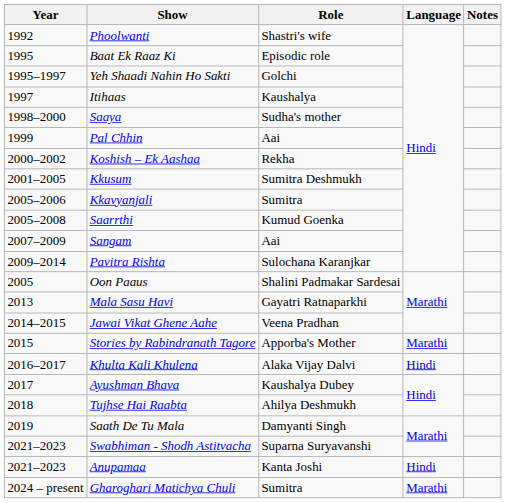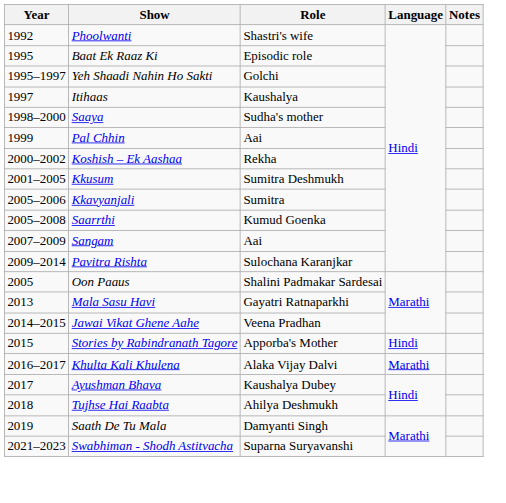(427, 343) Marathi -> (403, 343) Hindi
(421, 364) Hindi -> (409, 364) Marathi
- row: (118, 466)
- row: (163, 487)
